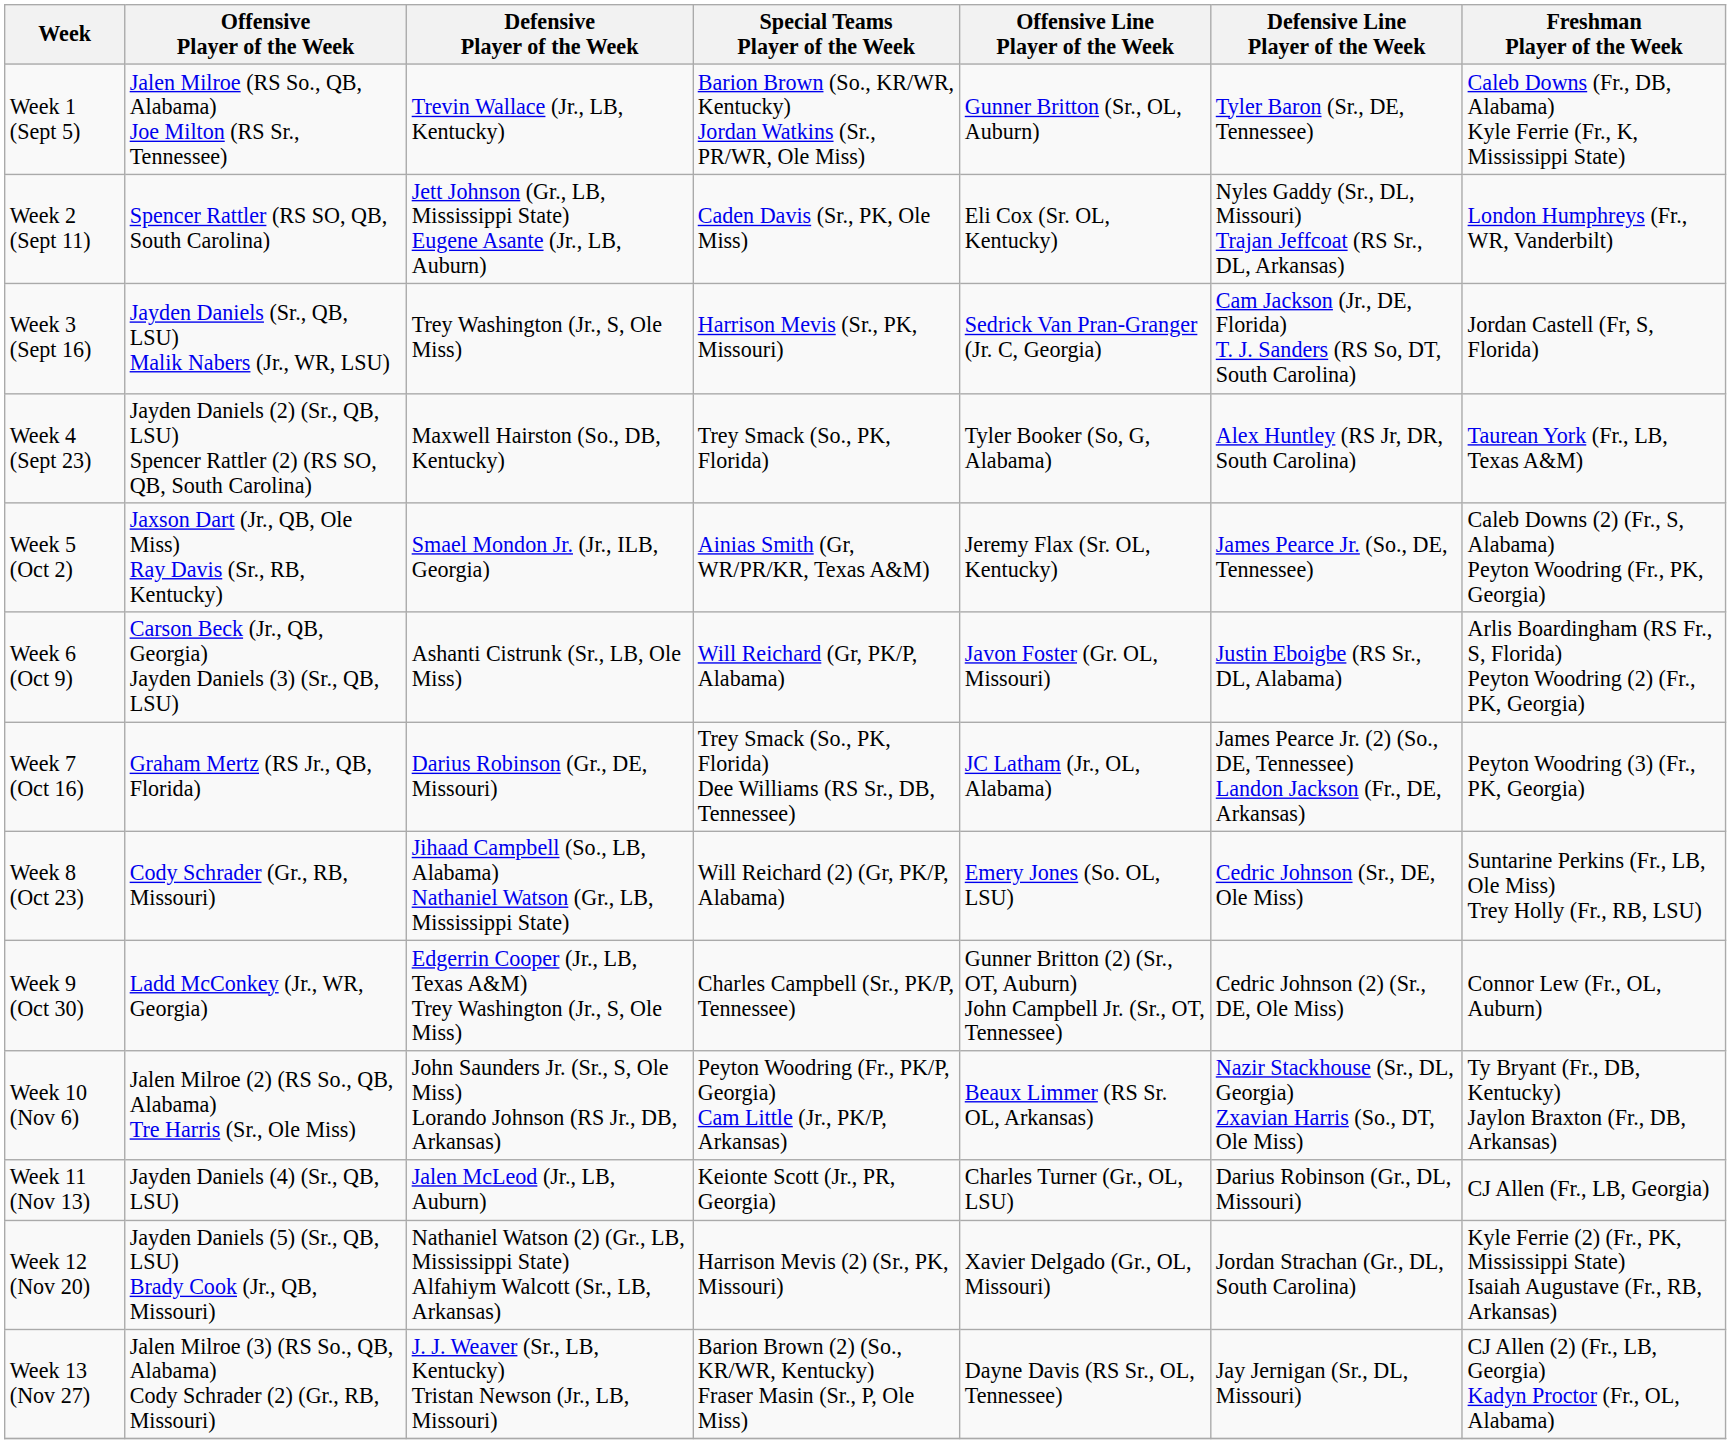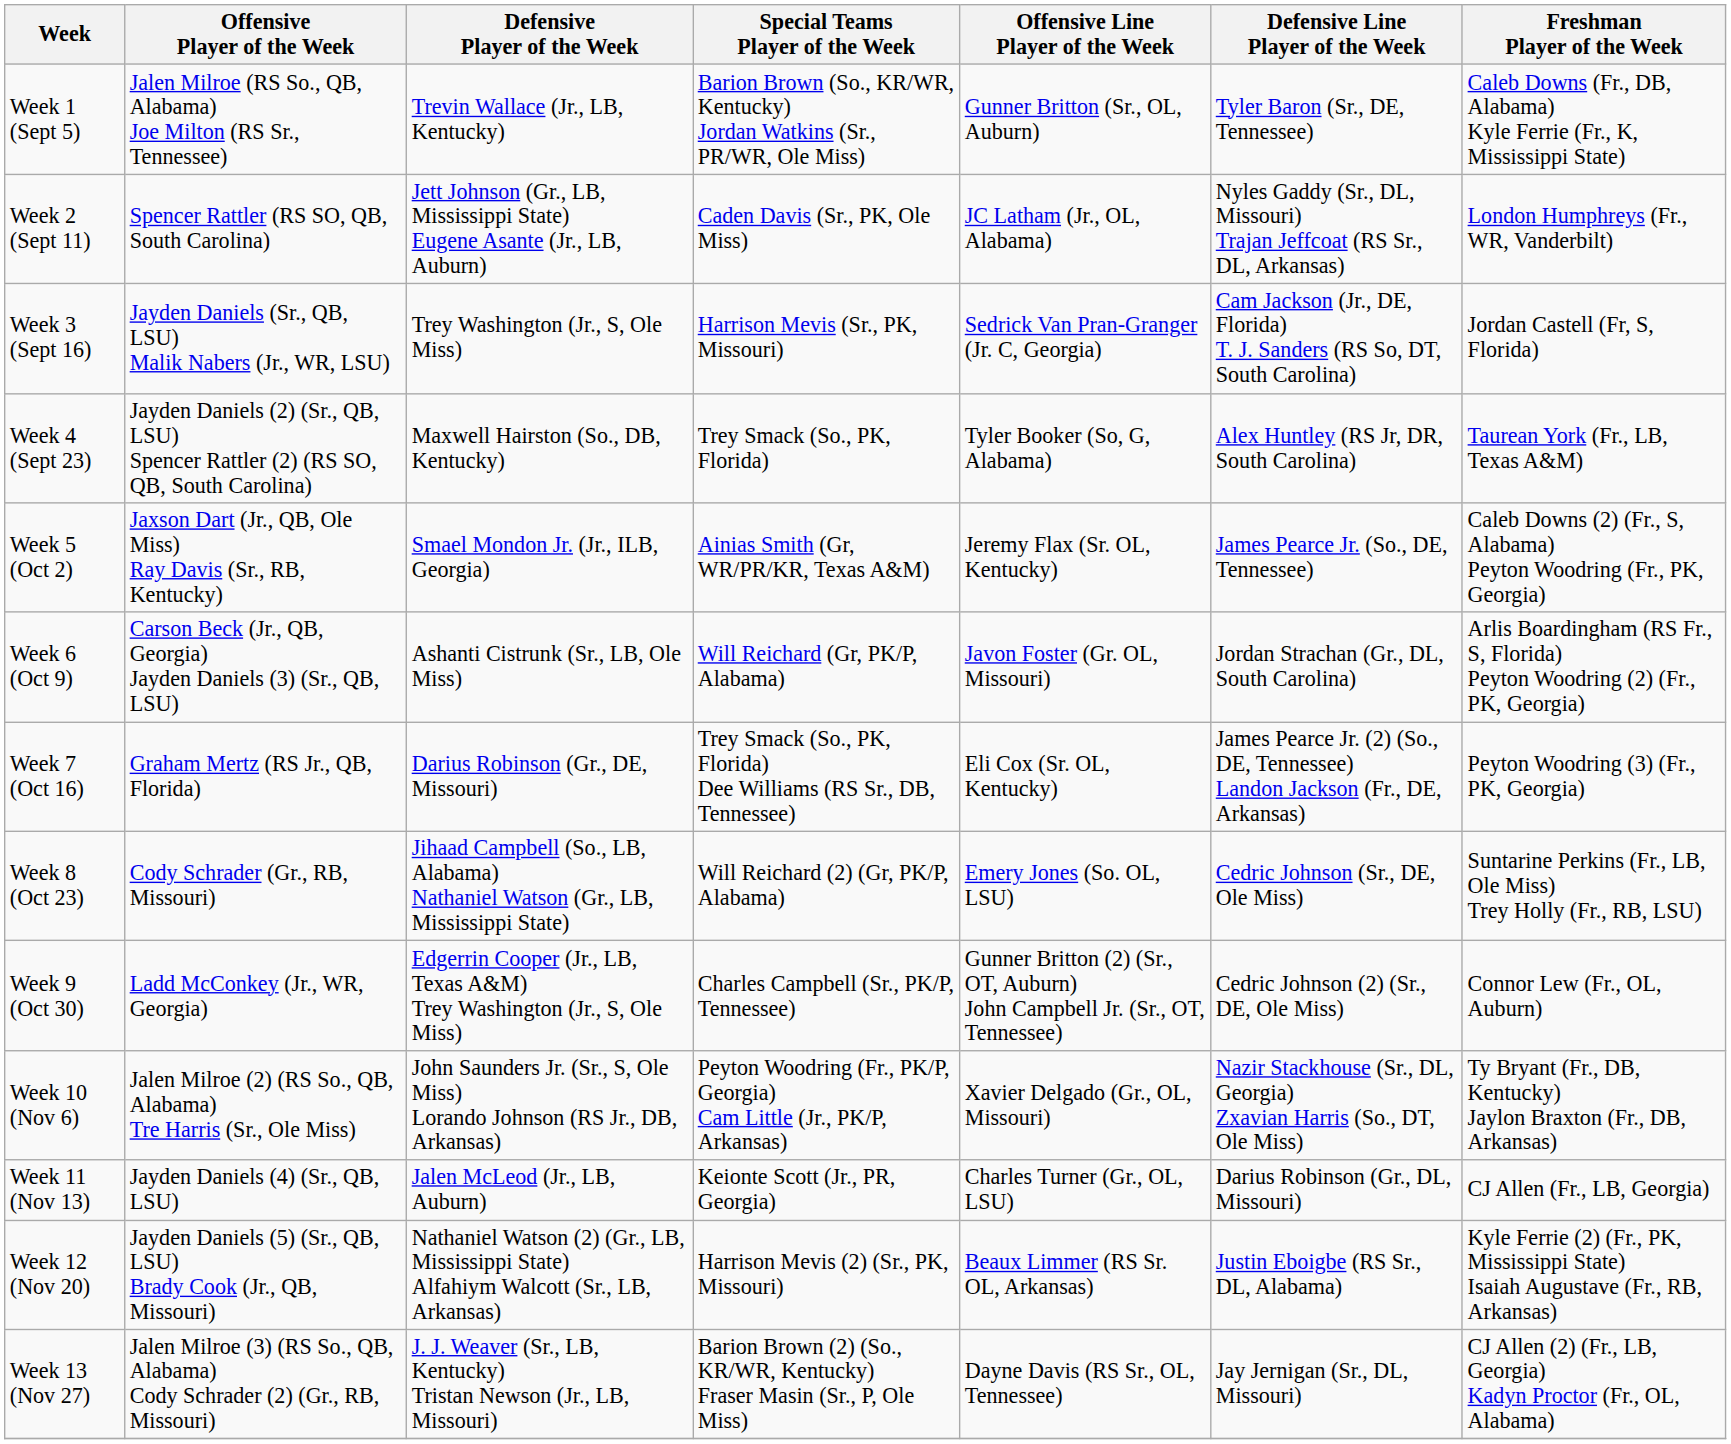(1037, 228) Eli Cox (Sr. OL, Kentucky) -> (1052, 228) JC Latham (Jr., OL, Alabama)
(1319, 666) Justin Eboigbe (RS Sr., DL, Alabama) -> (1330, 666) Jordan Strachan (Gr., DL, South Carolina)
(1052, 776) JC Latham (Jr., OL, Alabama) -> (1037, 776) Eli Cox (Sr. OL, Kentucky)
(1066, 1104) Beaux Limmer (RS Sr. OL, Arkansas) -> (1078, 1104) Xavier Delgado (Gr., OL, Missouri)
(1078, 1274) Xavier Delgado (Gr., OL, Missouri) -> (1066, 1274) Beaux Limmer (RS Sr. OL, Arkansas)
(1330, 1274) Jordan Strachan (Gr., DL, South Carolina) -> (1319, 1274) Justin Eboigbe (RS Sr., DL, Alabama)
